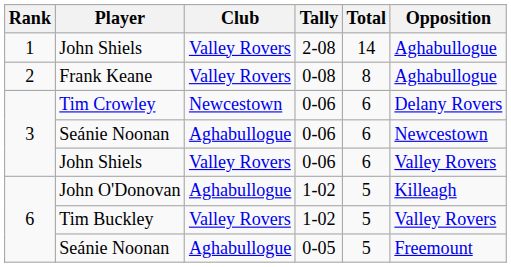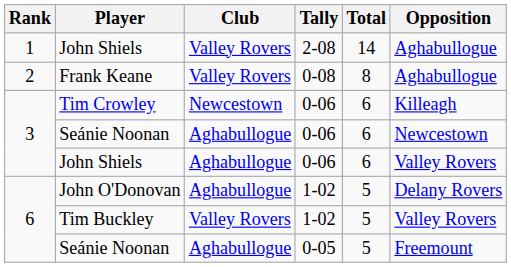(448, 104) Delany Rovers -> (426, 104) Killeagh
(240, 162) Valley Rovers -> (240, 162) Aghabullogue
(426, 190) Killeagh -> (448, 190) Delany Rovers
